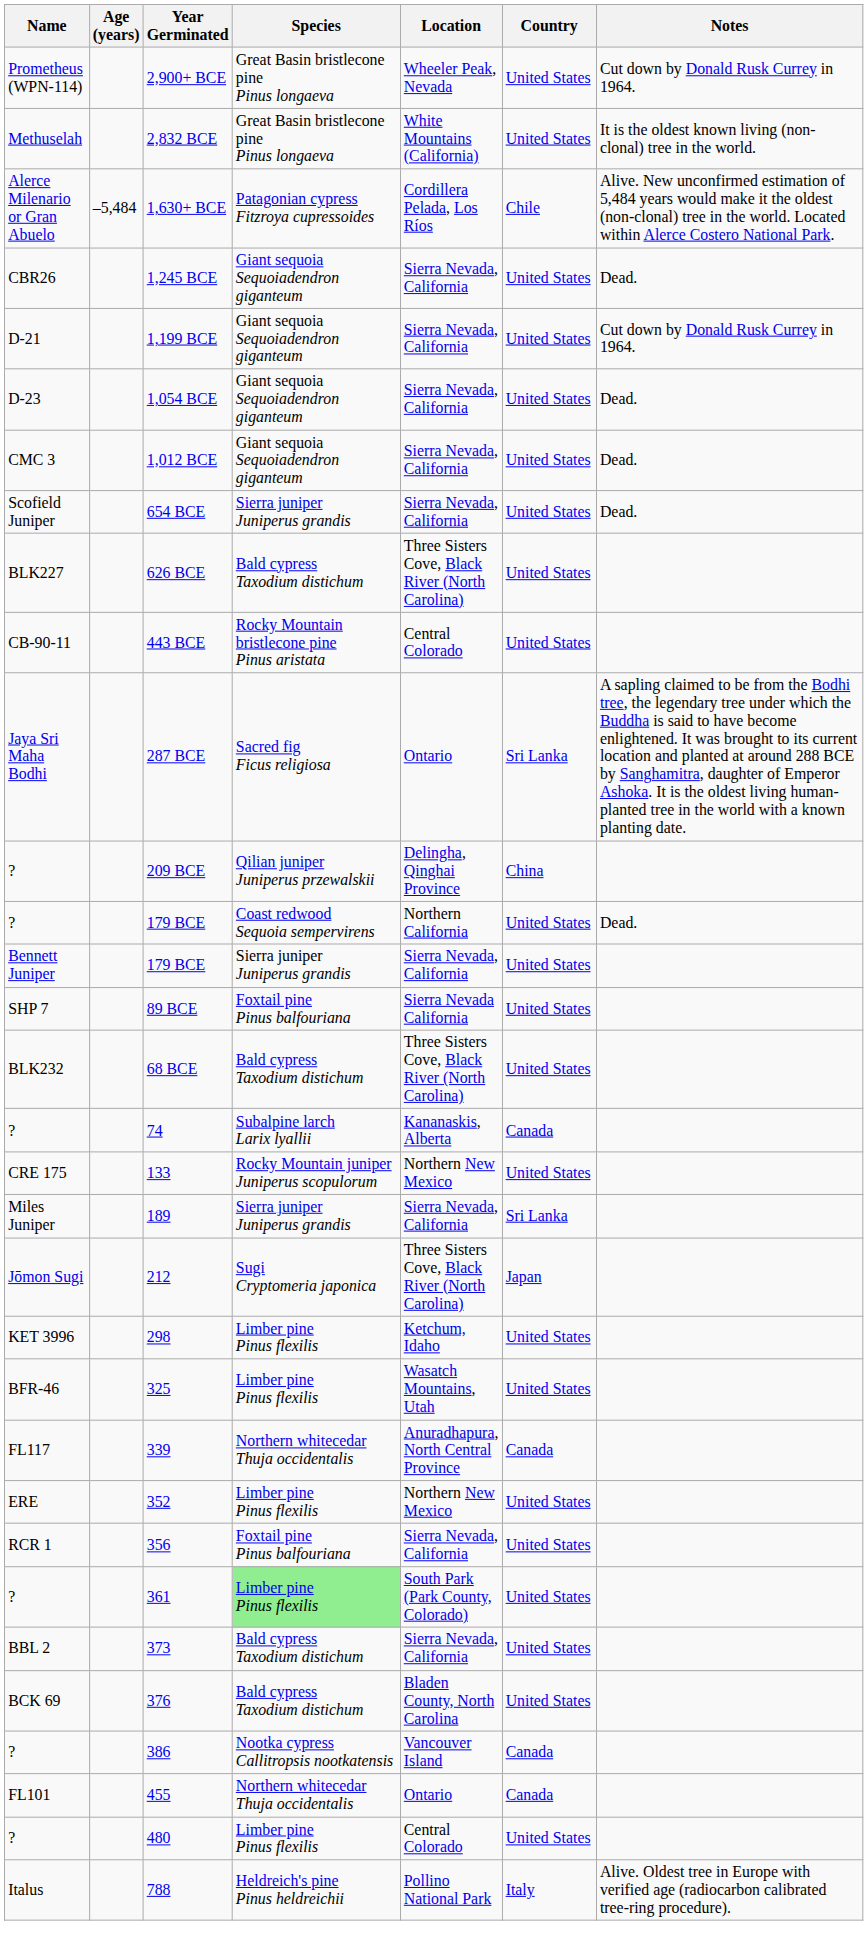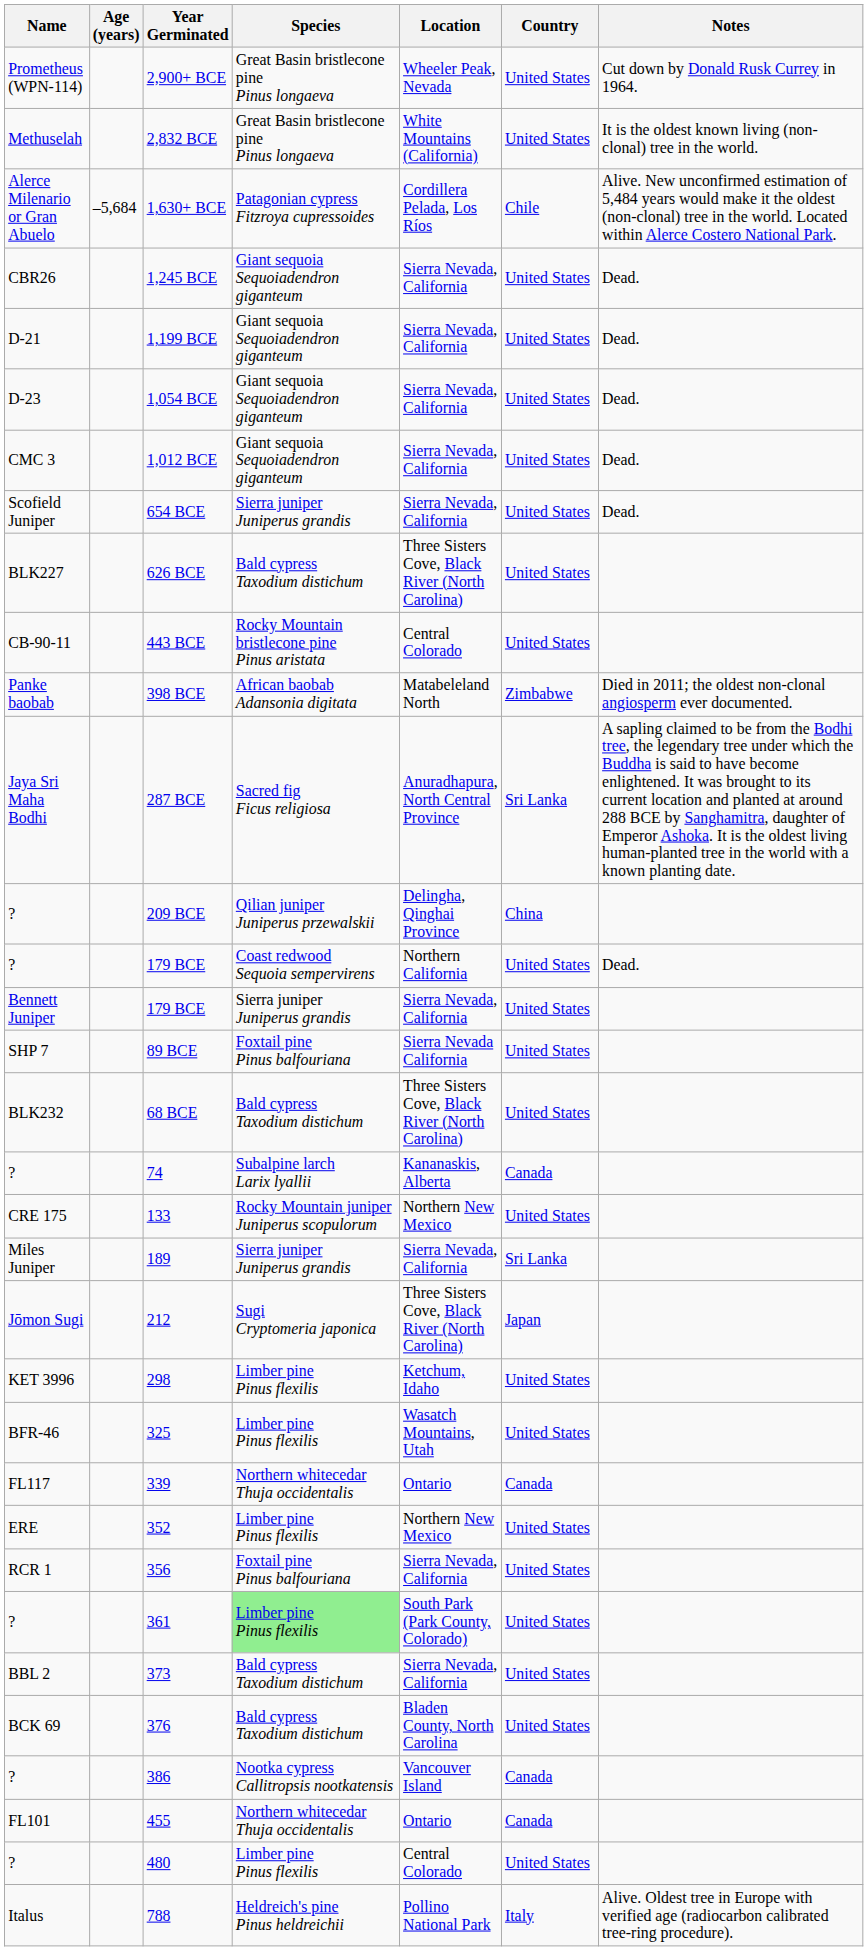(115, 208) –5,484 -> (115, 208) –5,684
(717, 338) Cut down by Donald Rusk Currey in 1964. -> (621, 338) Dead.
+ row: (31, 694)
(428, 756) Ontario -> (450, 799) Anuradhapura, North Central Province
(451, 1450) Anuradhapura, North Central Province -> (427, 1484) Ontario
